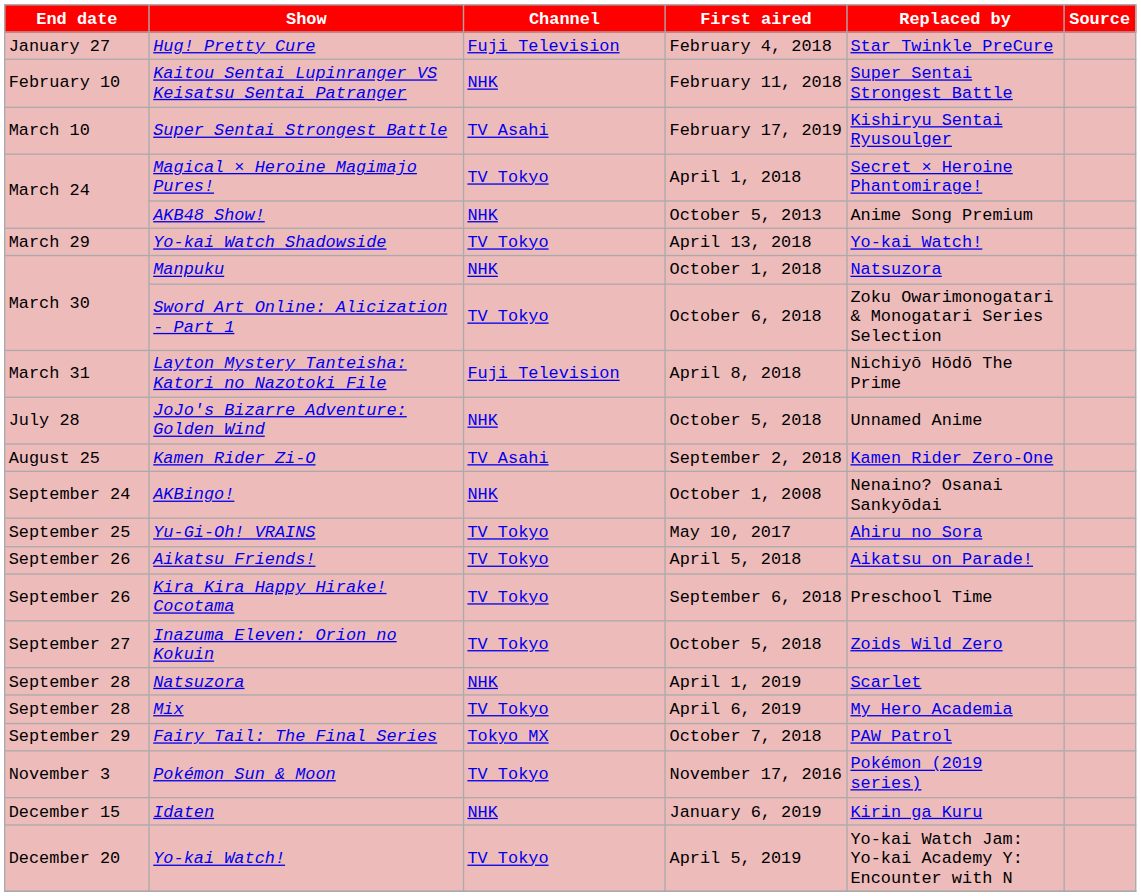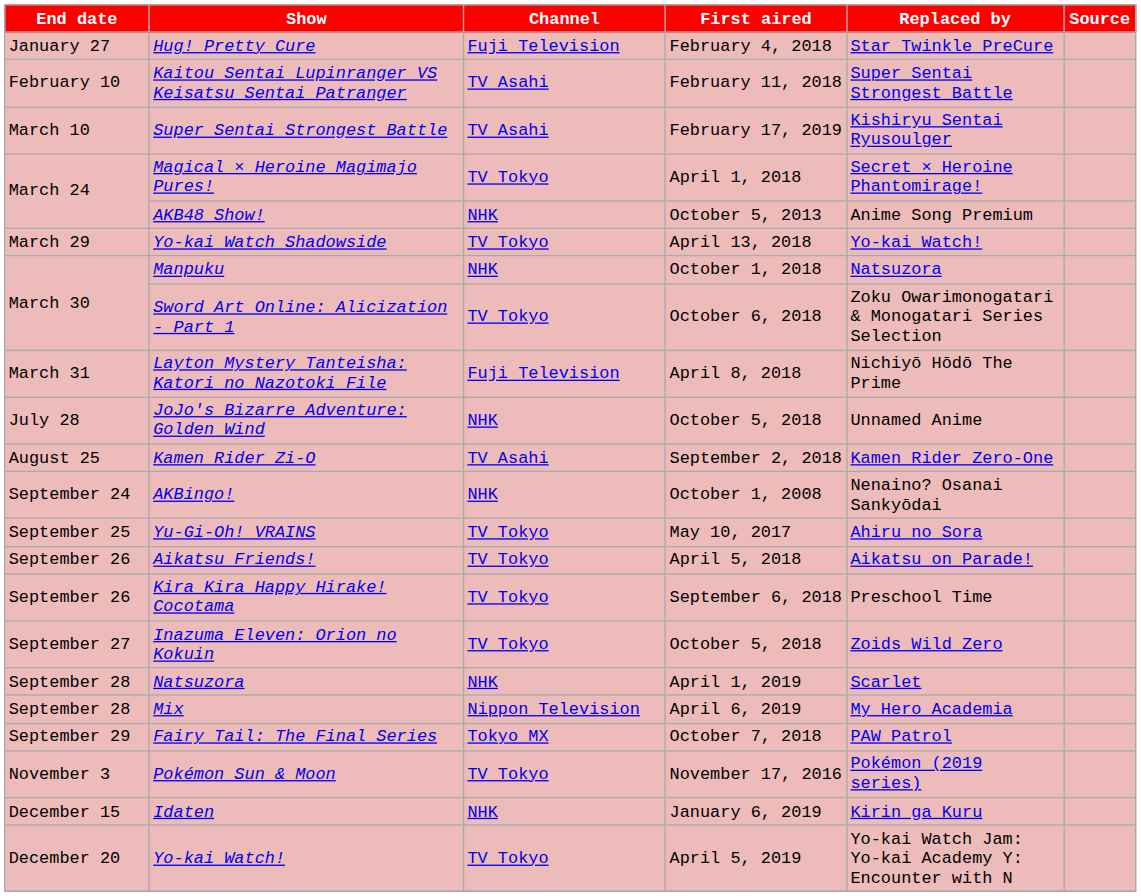(483, 83) NHK -> (508, 83) TV Asahi
(508, 709) TV Tokyo -> (554, 709) Nippon Television
